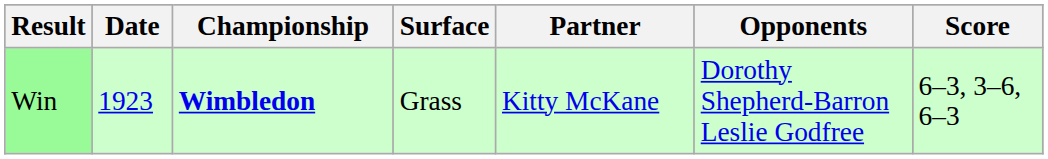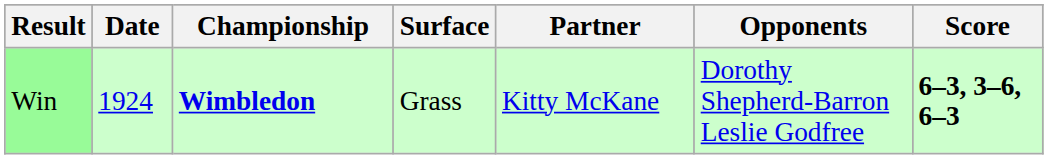(126, 100) 1923 -> (126, 100) 1924
(970, 100) normal -> (970, 100) bold
